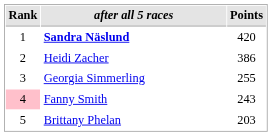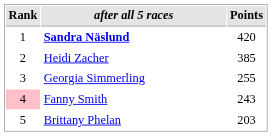(246, 58) 386 -> (246, 58) 385
